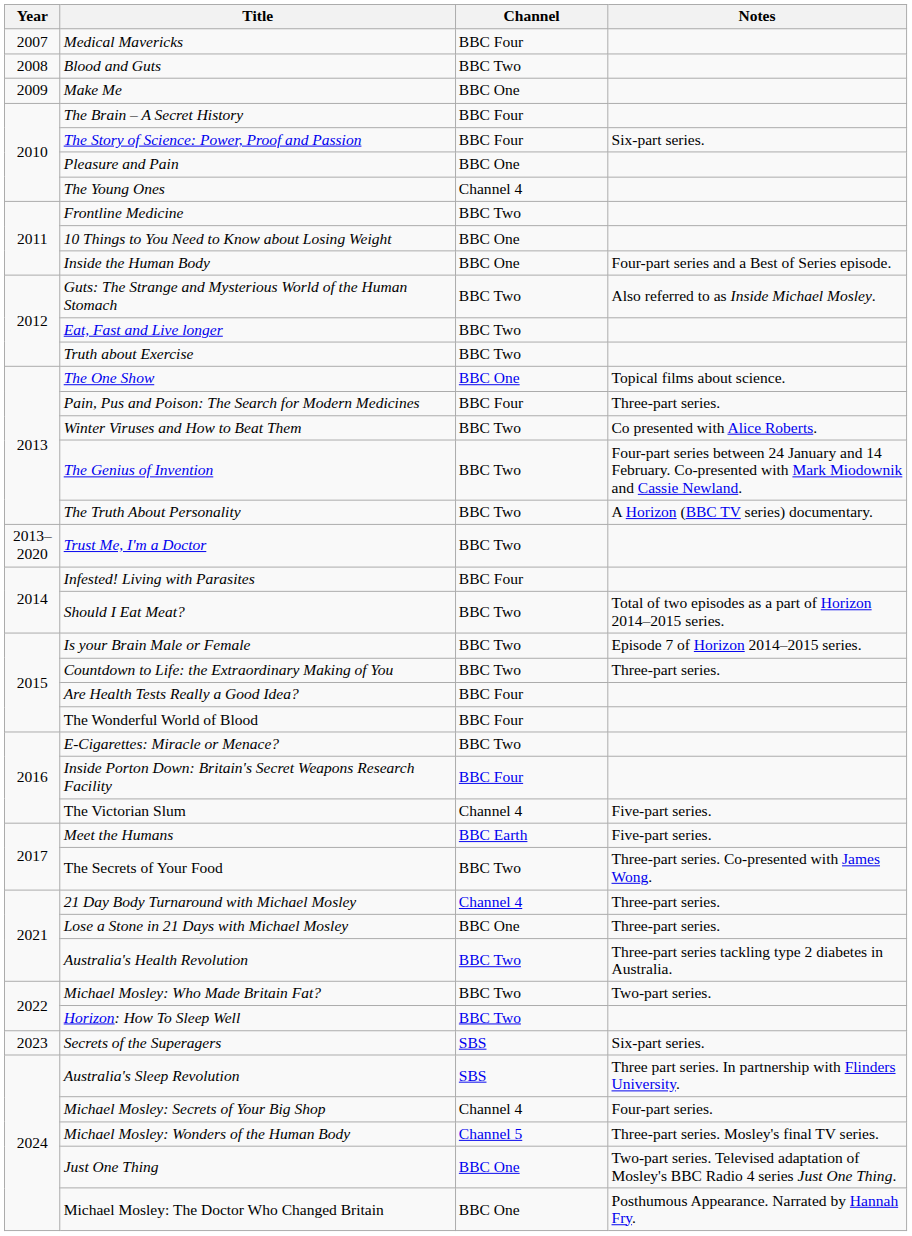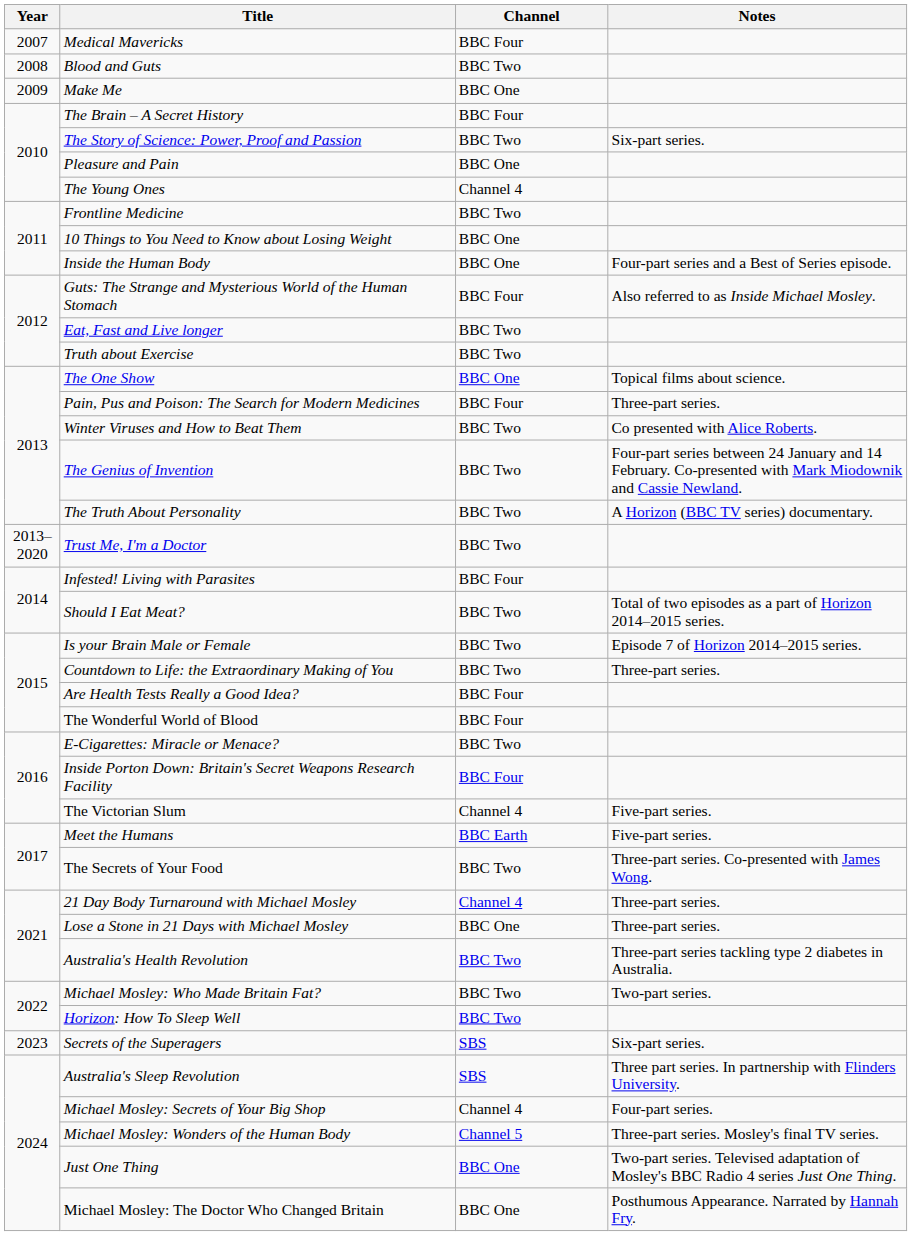(491, 139) BBC Four -> (490, 139) BBC Two
(490, 296) BBC Two -> (491, 296) BBC Four
